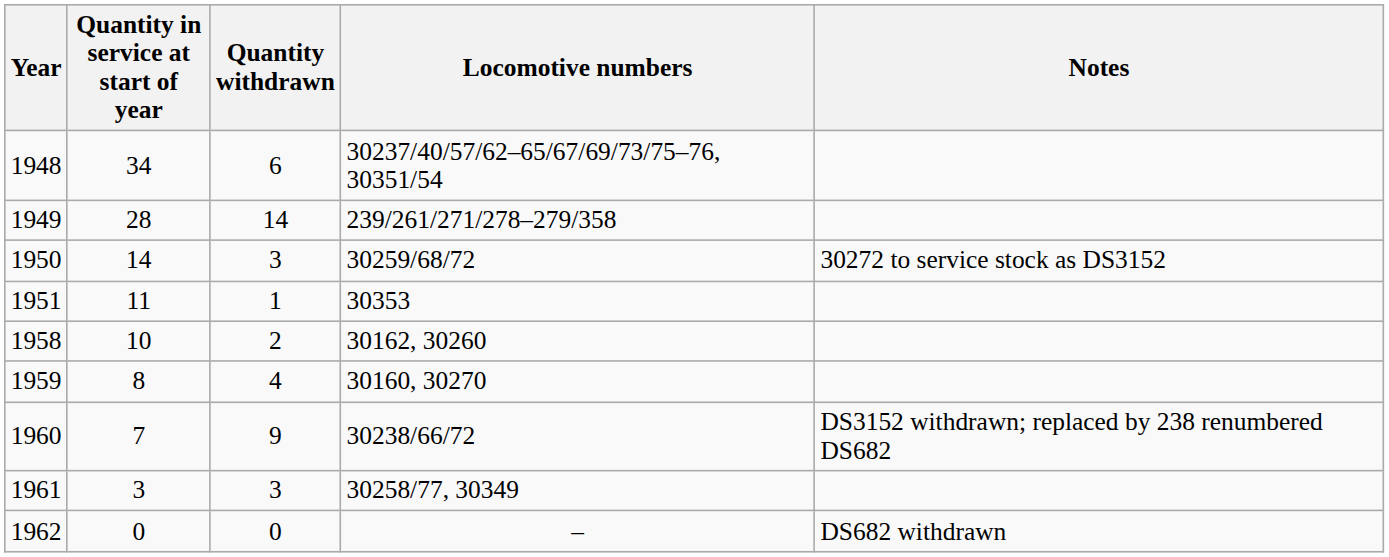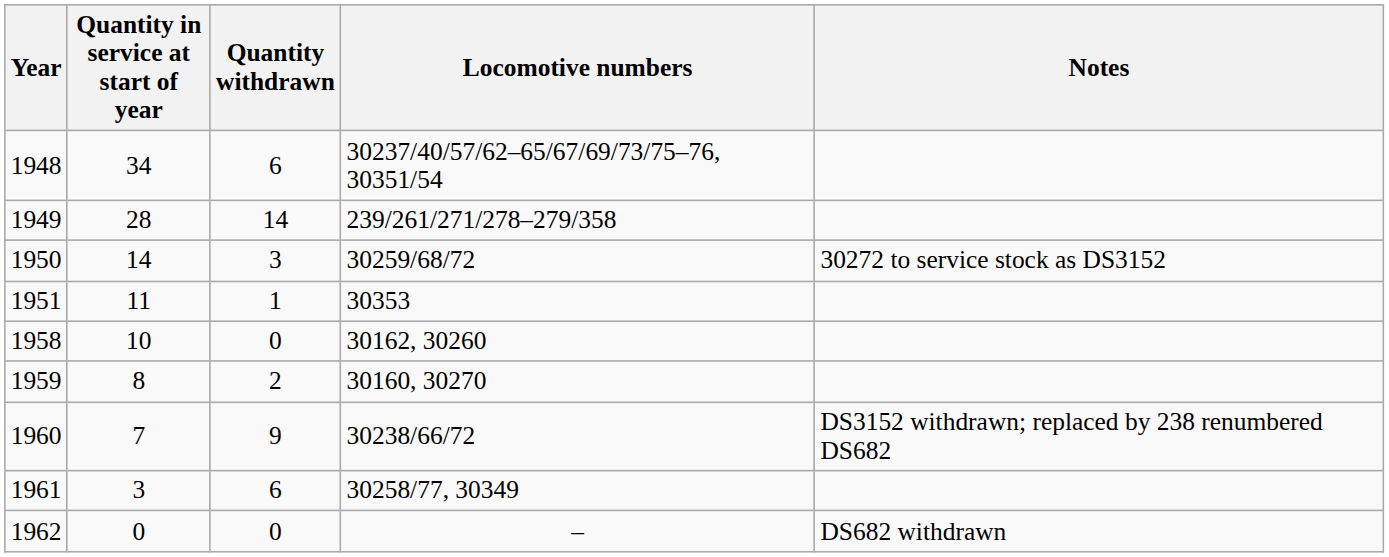(275, 340) 2 -> (275, 340) 0
(275, 381) 4 -> (275, 381) 2
(275, 490) 3 -> (275, 490) 6
